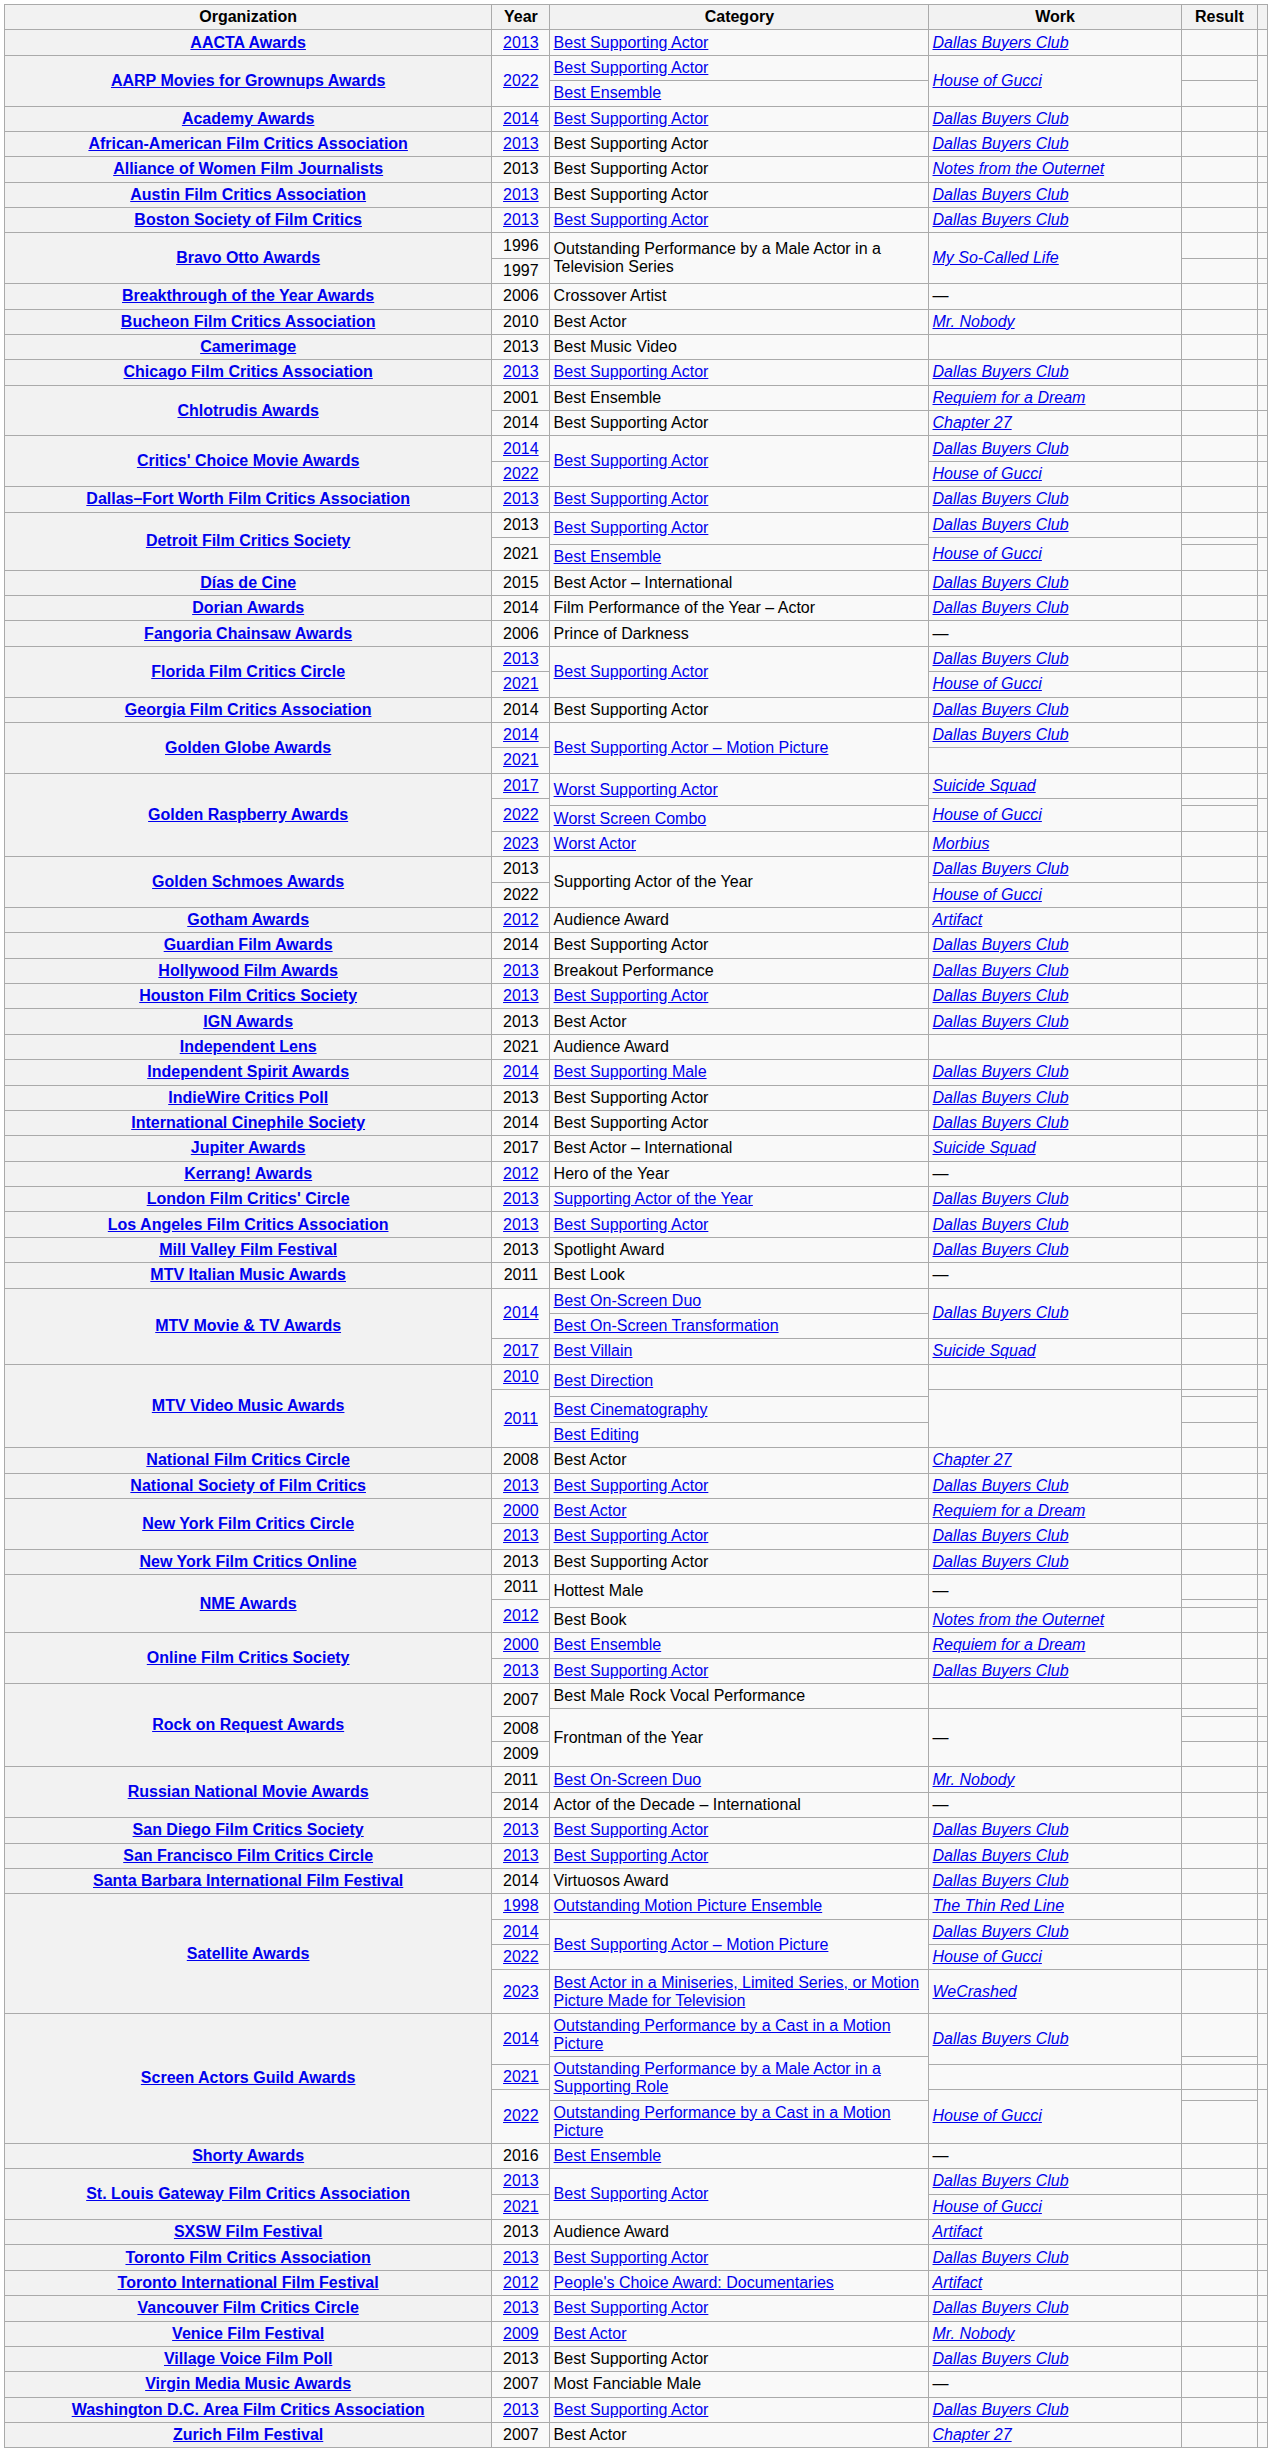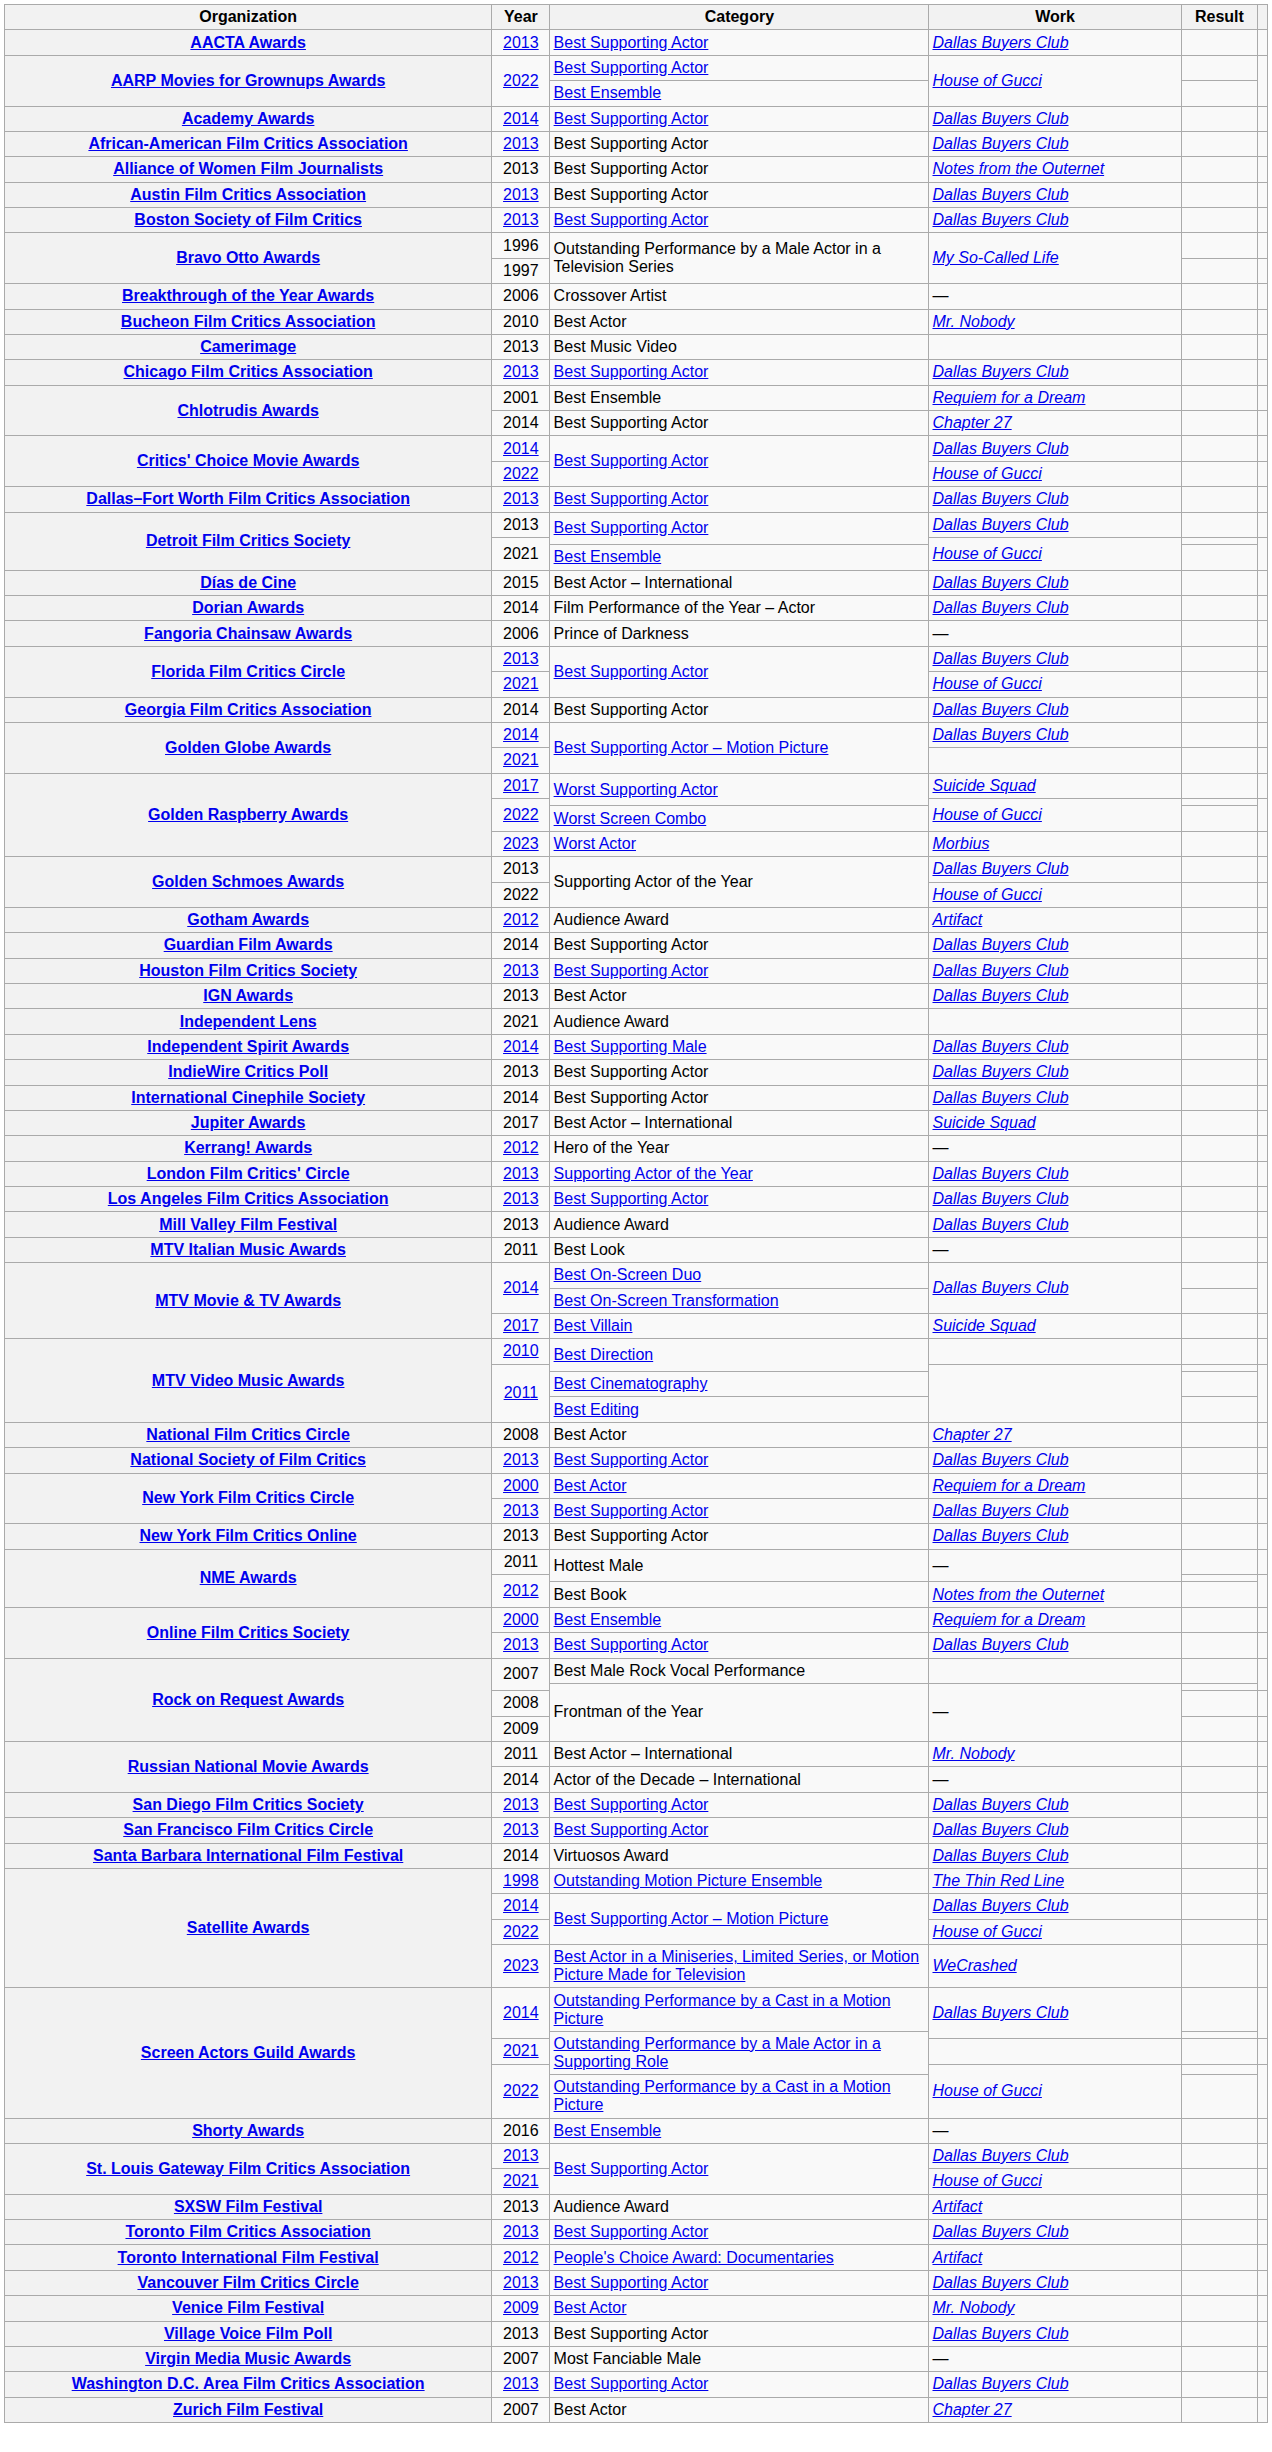- row: (248, 970)
(609, 1249) Spotlight Award -> (611, 1224) Audience Award
(627, 1779) Best On-Screen Duo -> (643, 1754) Best Actor – International
